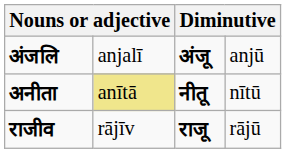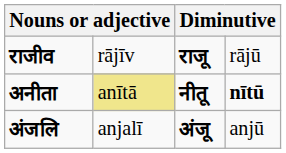rows swapped: (32, 130) <-> (34, 56)
(245, 91) normal -> (247, 91) bold
